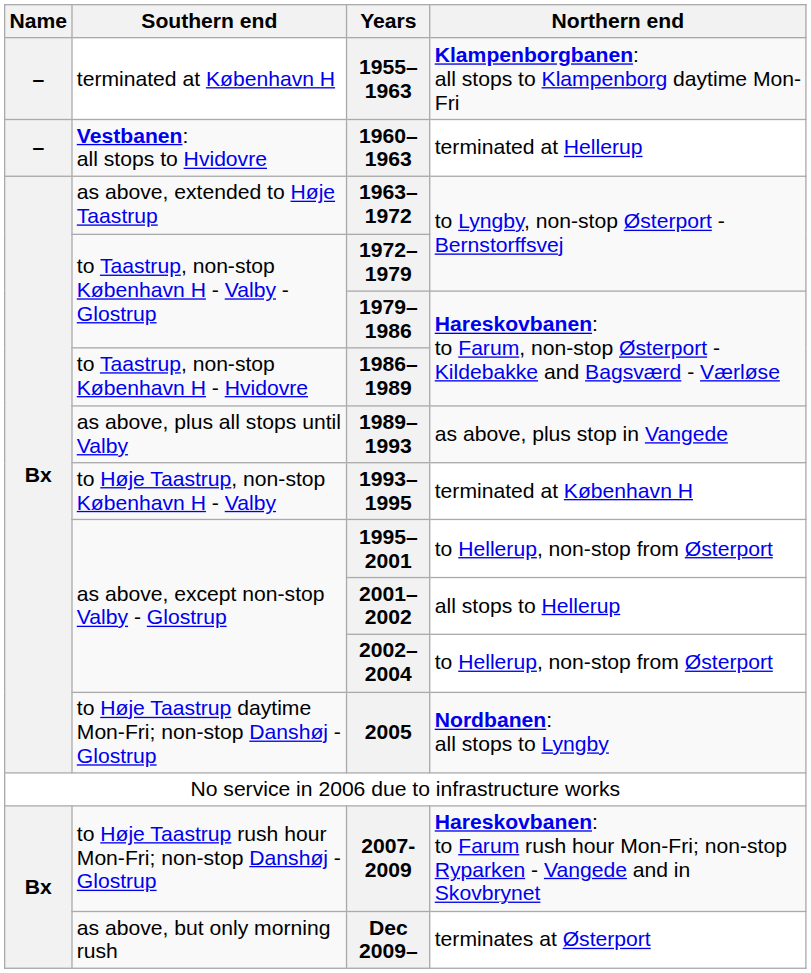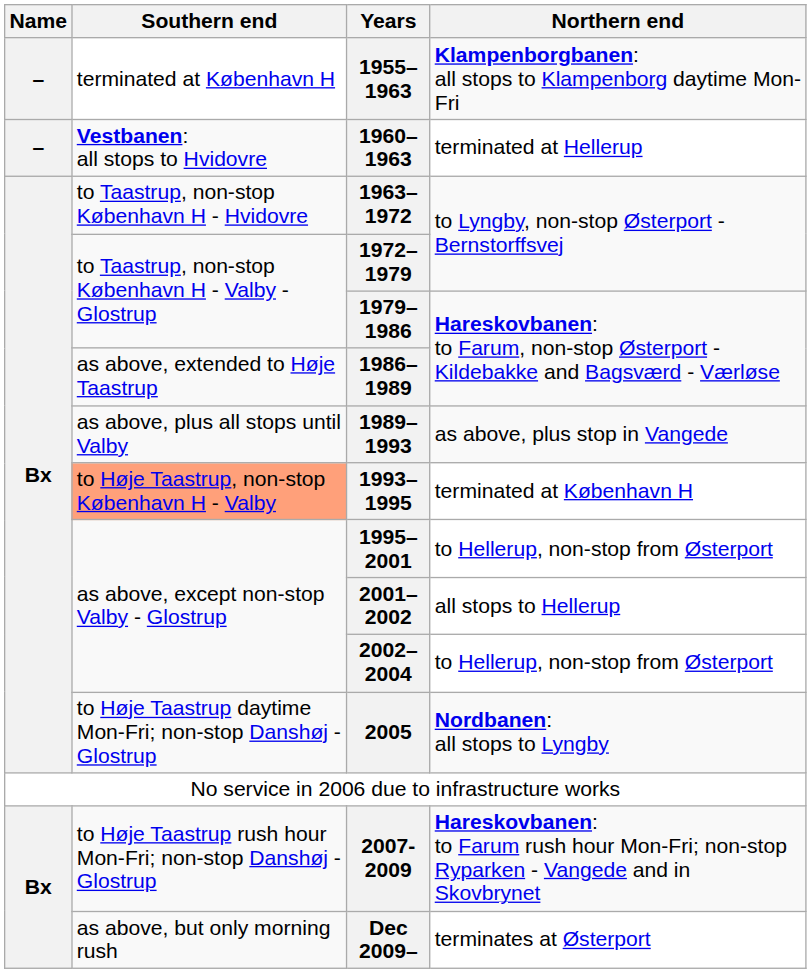(206, 204) as above, extended to Høje Taastrup -> (192, 204) to Taastrup, non-stop København H - Hvidovre
(192, 376) to Taastrup, non-stop København H - Hvidovre -> (206, 376) as above, extended to Høje Taastrup
(201, 491) no background -> (201, 491) lightsalmon background
